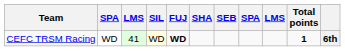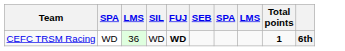- column: (202, 18)
(134, 38) 41 -> (134, 38) 36
(156, 38) lightyellow background -> (156, 38) no background
